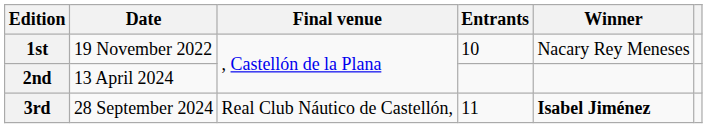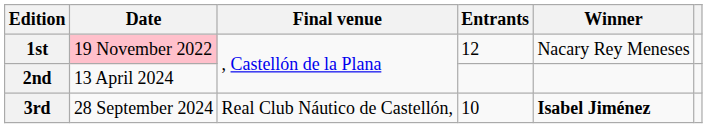(143, 49) no background -> (143, 49) pink background
(470, 49) 10 -> (470, 49) 12
(470, 108) 11 -> (470, 108) 10
